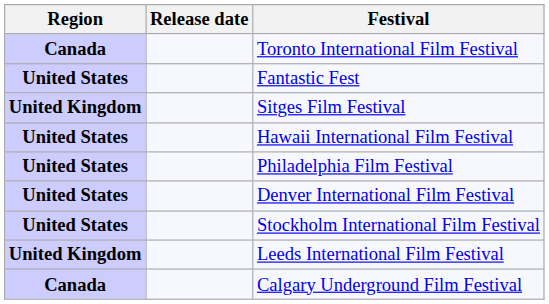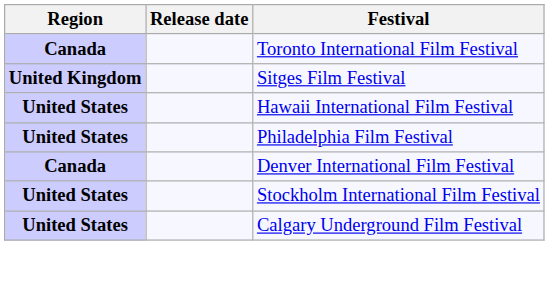- row: (308, 78)
(75, 195) United States -> (75, 166) Canada
- row: (380, 254)
(75, 284) Canada -> (75, 225) United States
